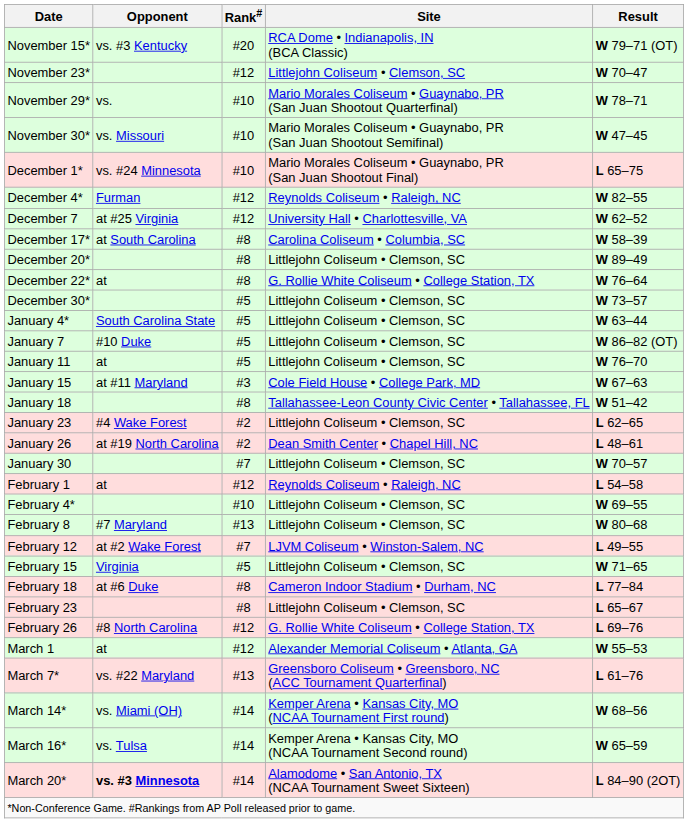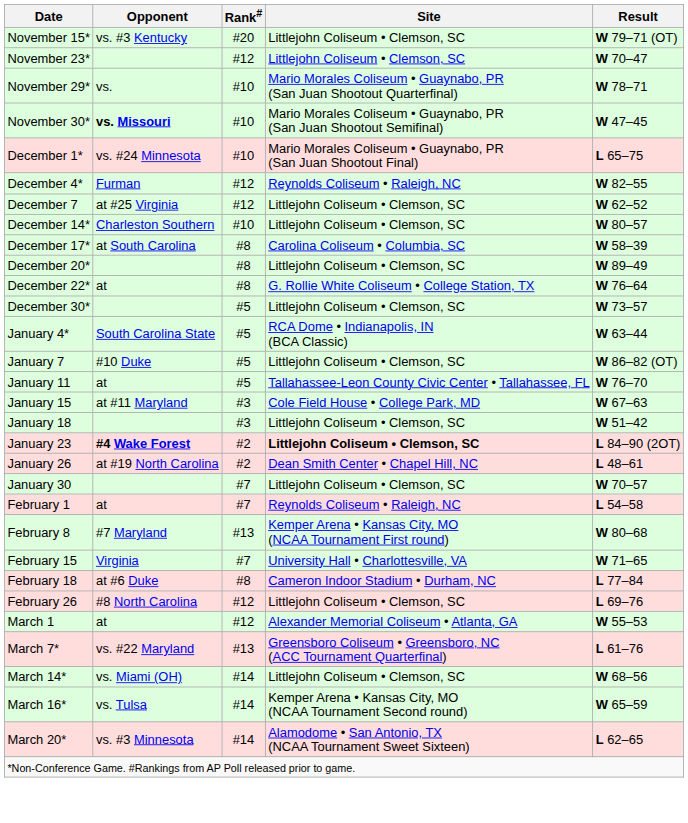(351, 45) RCA Dome • Indianapolis, IN (BCA Classic) -> (367, 38) Littlejohn Coliseum • Clemson, SC
(130, 135) normal -> (133, 121) bold
(368, 218) University Hall • Charlottesville, VA -> (367, 204) Littlejohn Coliseum • Clemson, SC
+ row: (49, 224)
(367, 321) Littlejohn Coliseum • Clemson, SC -> (351, 334) RCA Dome • Indianapolis, IN (BCA Classic)
(367, 362) Littlejohn Coliseum • Clemson, SC -> (429, 382) Tallahassee-Leon County Civic Center • Tallahassee, FL
(243, 402) #8 -> (243, 423) #3
(429, 402) Tallahassee-Leon County Civic Center • Tallahassee, FL -> (367, 423) Littlejohn Coliseum • Clemson, SC
(141, 423) normal -> (143, 443) bold
(367, 423) normal -> (374, 443) bold
(619, 423) L 62–65 -> (638, 443) L 84–90 (2OT)
(243, 484) #12 -> (243, 505) #7
- row: (41, 505)
(367, 525) Littlejohn Coliseum • Clemson, SC -> (363, 532) Kemper Arena • Kansas City, MO (NCAA Tournament First round)
- row: (42, 546)
(243, 566) #5 -> (243, 560) #7
(367, 566) Littlejohn Coliseum • Clemson, SC -> (368, 560) University Hall • Charlottesville, VA
- row: (42, 607)
(401, 627) G. Rollie White Coliseum • College Station, TX -> (367, 601) Littlejohn Coliseum • Clemson, SC
(363, 711) Kemper Arena • Kansas City, MO (NCAA Tournament First round) -> (367, 677) Littlejohn Coliseum • Clemson, SC
(148, 780) bold -> (145, 739) normal
(638, 780) L 84–90 (2OT) -> (619, 739) L 62–65
